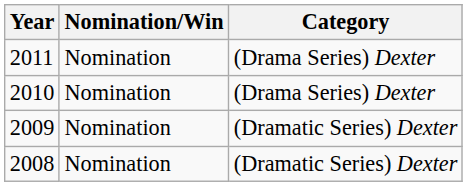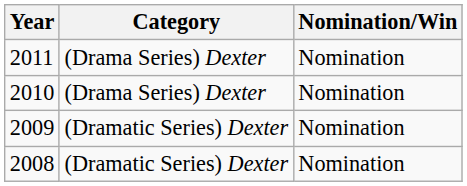columns swapped: (144, 22) <-> (346, 22)
